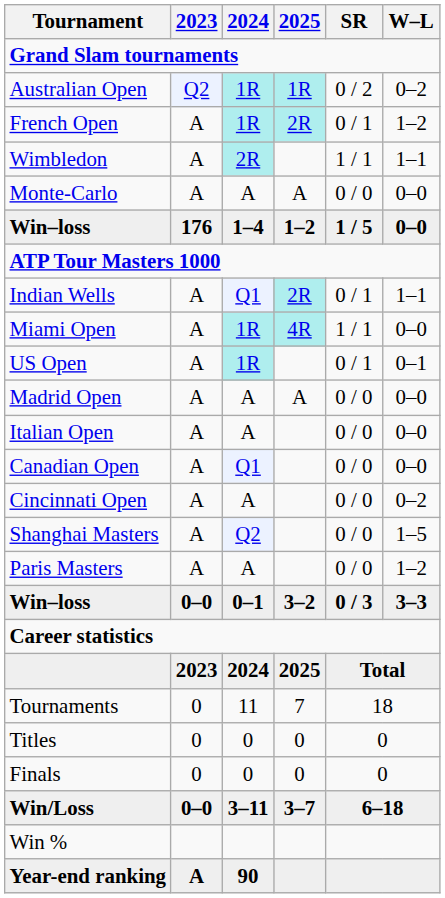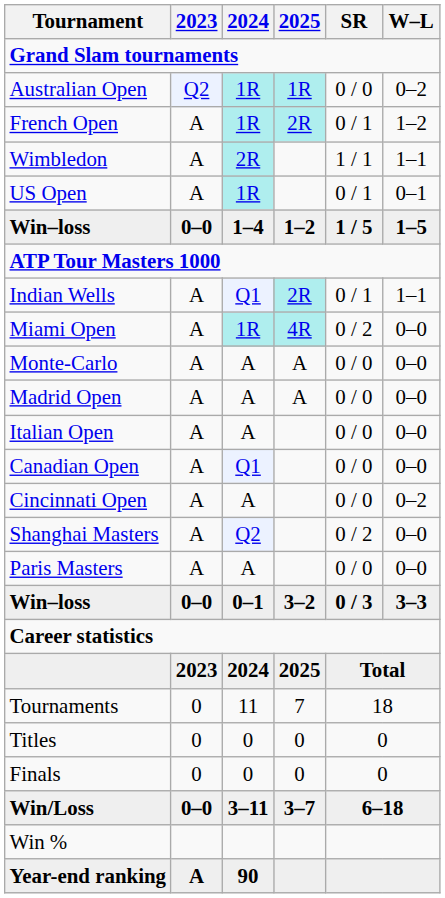(354, 90) 0 / 2 -> (354, 90) 0 / 0
rows swapped: (48, 363) <-> (63, 192)
(197, 226) 176 -> (197, 226) 0–0
(411, 226) 0–0 -> (411, 226) 1–5
(354, 329) 1 / 1 -> (354, 329) 0 / 2
(354, 534) 0 / 0 -> (354, 534) 0 / 2
(411, 534) 1–5 -> (411, 534) 0–0
(411, 568) 1–2 -> (411, 568) 0–0
